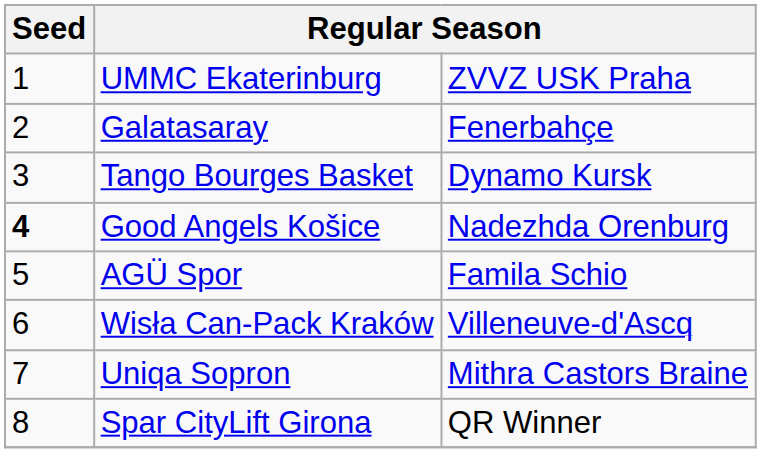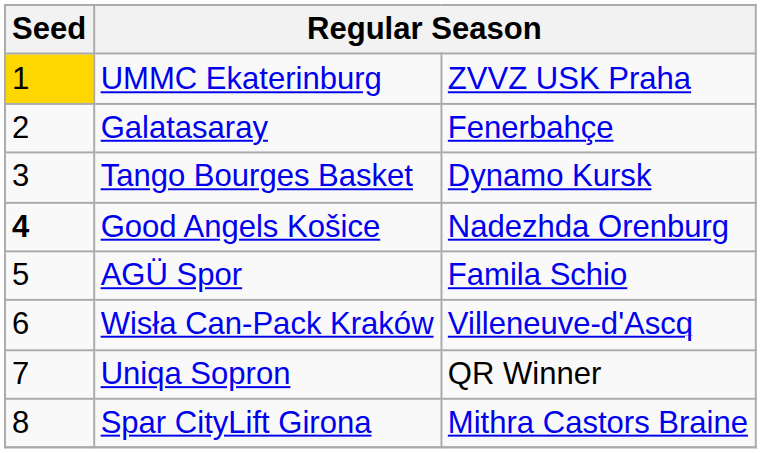(21, 78) no background -> (21, 78) gold background
(598, 373) Mithra Castors Braine -> (525, 373) QR Winner
(525, 422) QR Winner -> (598, 422) Mithra Castors Braine
